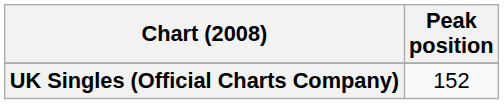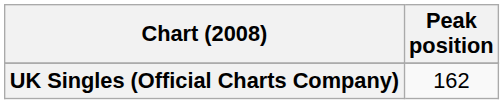(451, 80) 152 -> (451, 80) 162
